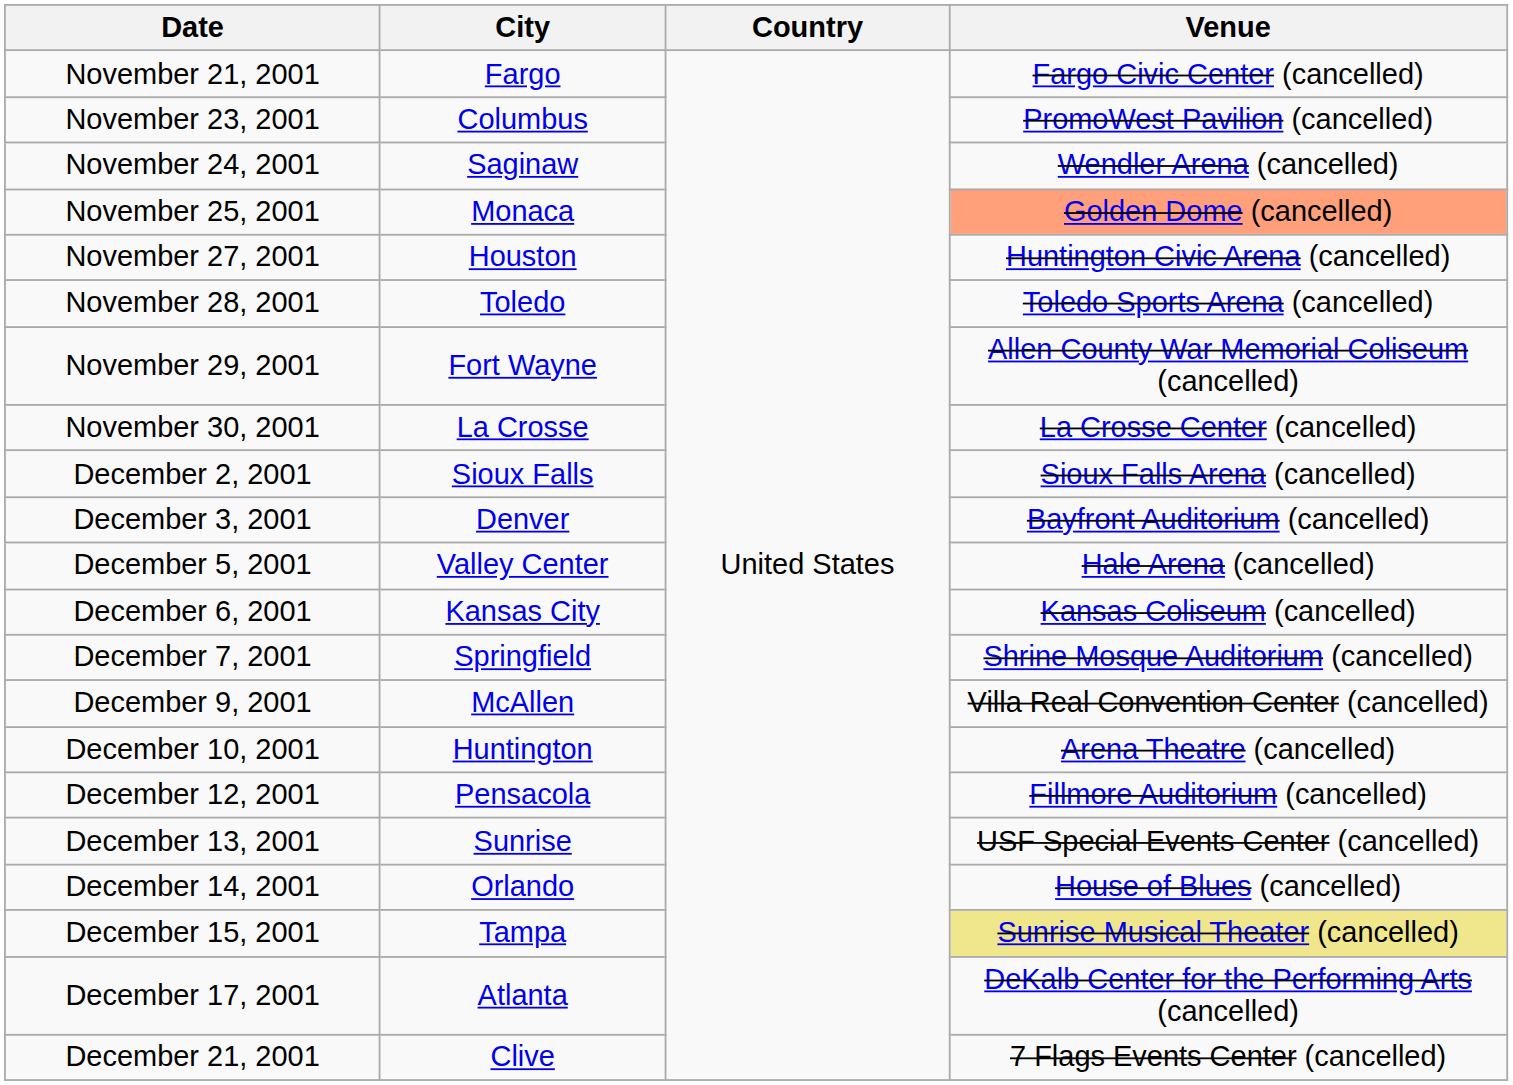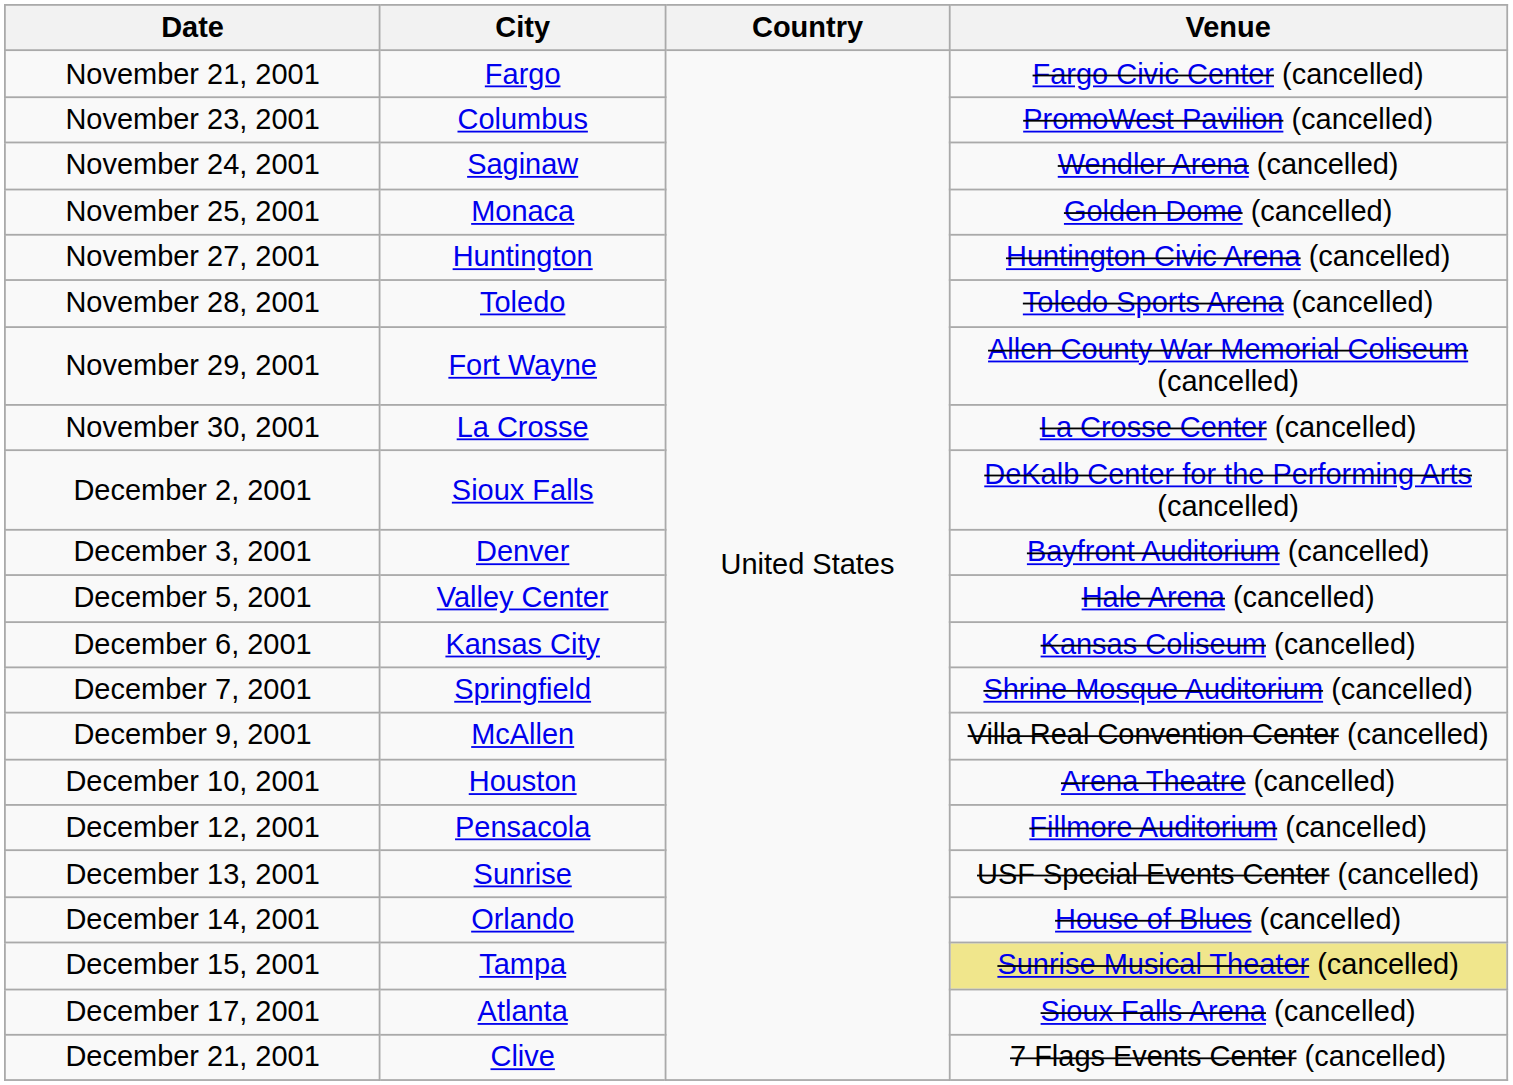(1228, 211) lightsalmon background -> (1228, 211) no background
(523, 257) Houston -> (523, 257) Huntington
(1228, 473) Sioux Falls Arena (cancelled) -> (1228, 489) DeKalb Center for the Performing Arts (cancelled)
(523, 748) Huntington -> (523, 781) Houston
(1228, 994) DeKalb Center for the Performing Arts (cancelled) -> (1228, 1011) Sioux Falls Arena (cancelled)
